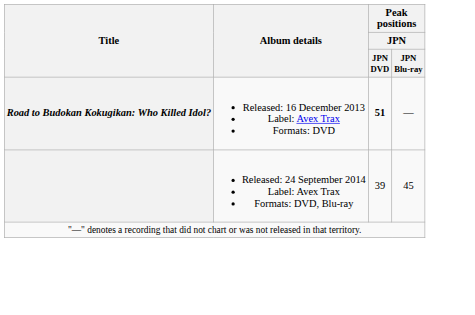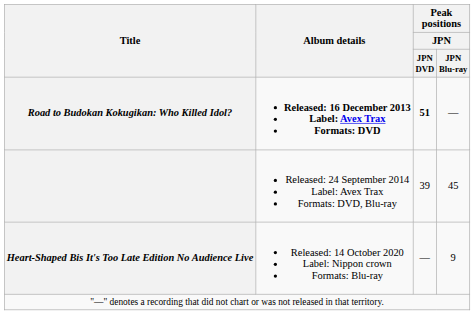(291, 119) normal -> (334, 119) bold
+ row: (130, 258)
